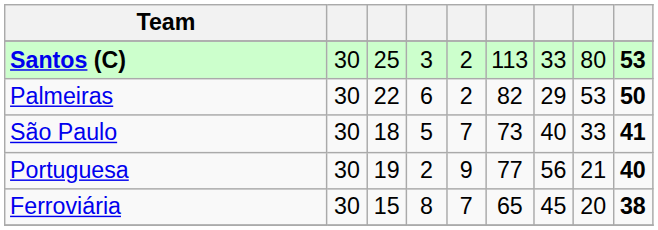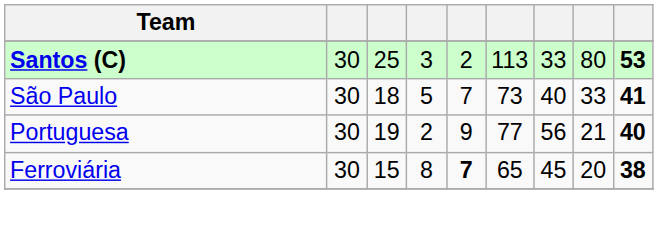- row: (62, 96)
(466, 206) normal -> (466, 170) bold
